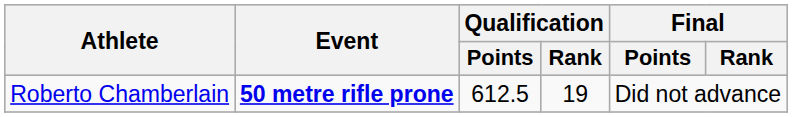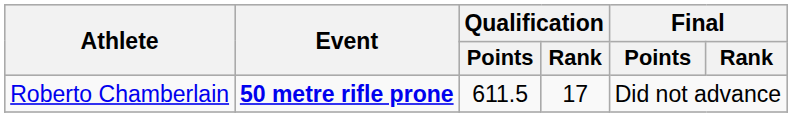(500, 94) 612.5 -> (500, 94) 611.5
(575, 94) 19 -> (575, 94) 17
